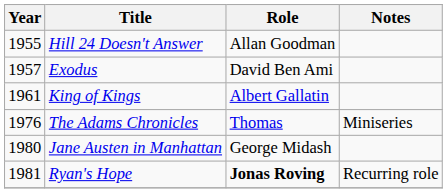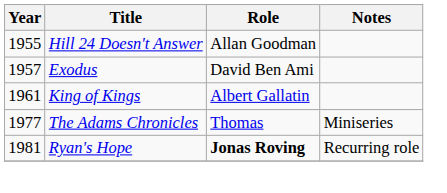(25, 122) 1976 -> (25, 122) 1977
- row: (135, 148)
